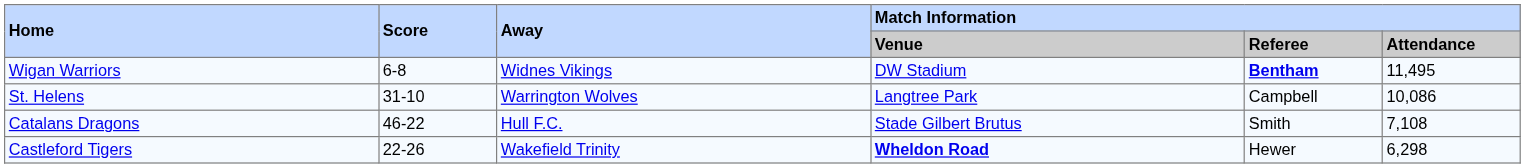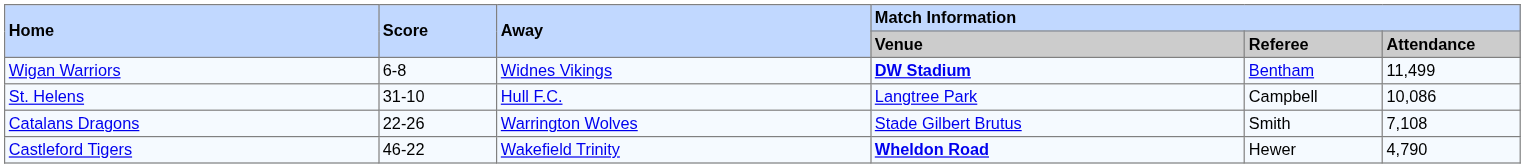(921, 71) normal -> (923, 71) bold
(1284, 71) bold -> (1281, 71) normal
(1411, 71) 11,495 -> (1411, 71) 11,499
(569, 97) Warrington Wolves -> (532, 97) Hull F.C.
(404, 123) 46-22 -> (404, 123) 22-26
(532, 123) Hull F.C. -> (569, 123) Warrington Wolves
(404, 150) 22-26 -> (404, 150) 46-22
(1407, 150) 6,298 -> (1407, 150) 4,790
